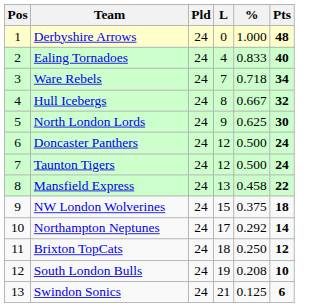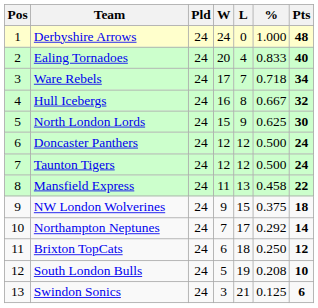+ column: (224, 15)
